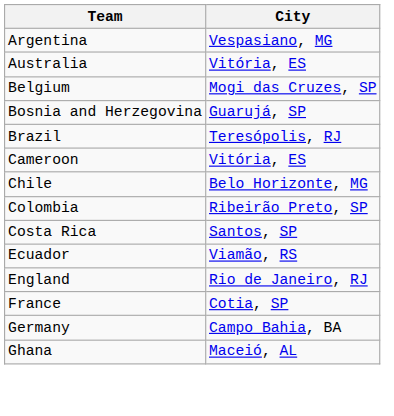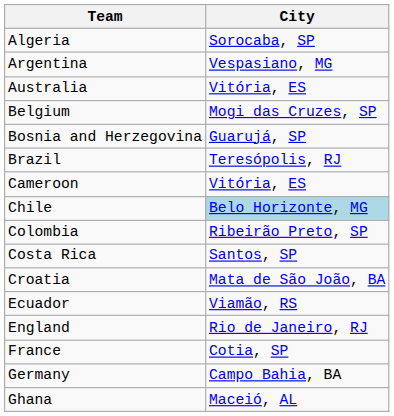+ row: (39, 40)
(288, 184) no background -> (288, 208) lightblue background
+ row: (39, 280)
